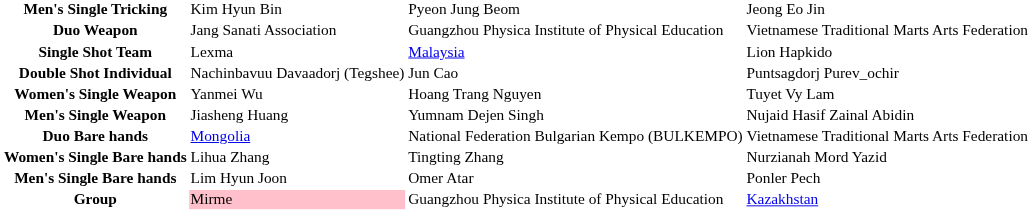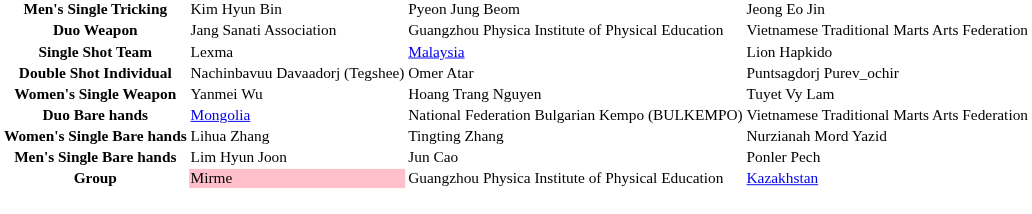(433, 72) Jun Cao -> (441, 72) Omer Atar
- row: (95, 115)
(441, 178) Omer Atar -> (433, 157) Jun Cao
